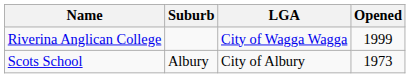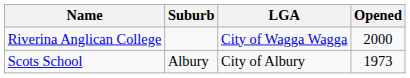(378, 38) 1999 -> (378, 38) 2000
